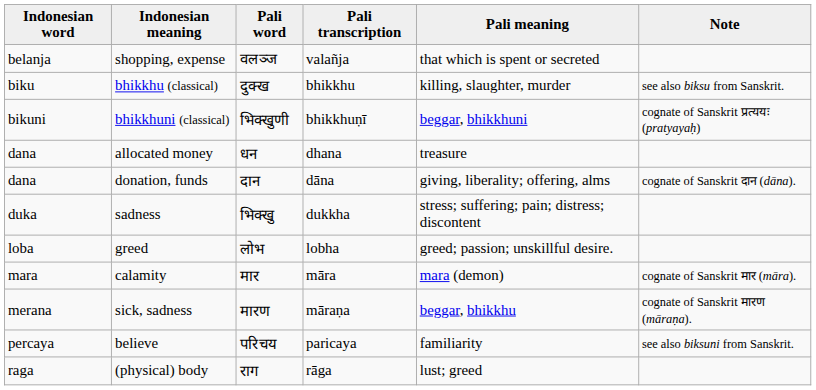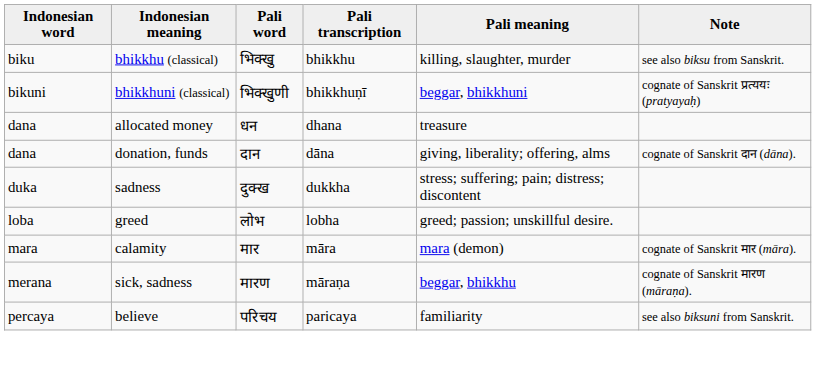- row: (170, 58)
(254, 86) दुक्ख -> (257, 59) भिक्खु
(257, 215) भिक्खु -> (254, 188) दुक्ख
- row: (162, 370)
